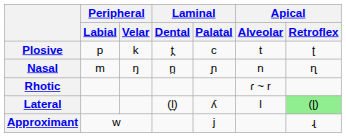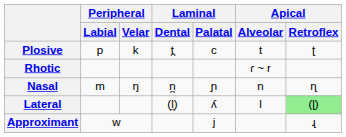rows swapped: (43, 68) <-> (43, 86)
